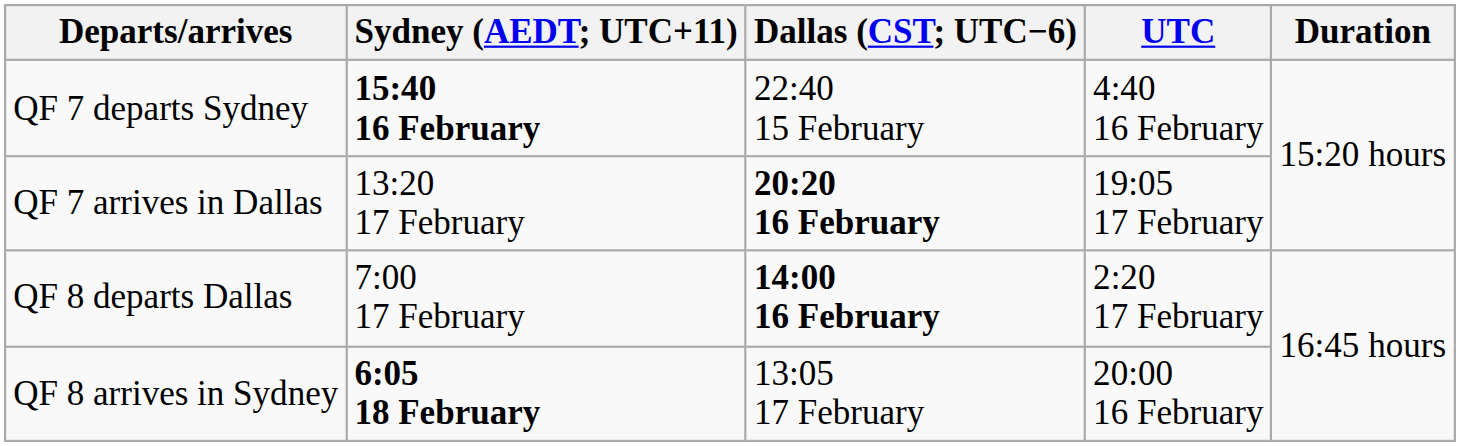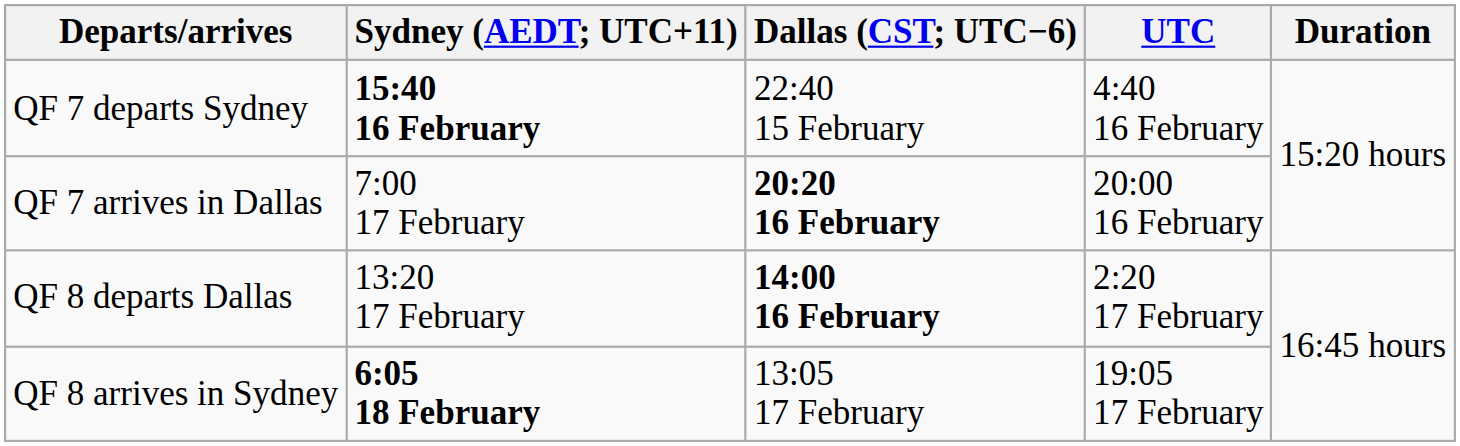(440, 202) 13:20 17 February -> (440, 202) 7:00 17 February
(1178, 202) 19:05 17 February -> (1178, 202) 20:00 16 February
(440, 297) 7:00 17 February -> (440, 297) 13:20 17 February
(1178, 392) 20:00 16 February -> (1178, 392) 19:05 17 February
